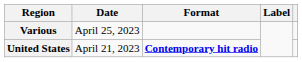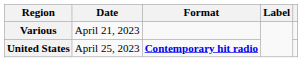(107, 30) April 25, 2023 -> (107, 30) April 21, 2023
(107, 48) April 21, 2023 -> (107, 48) April 25, 2023
